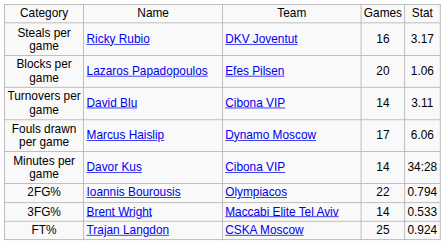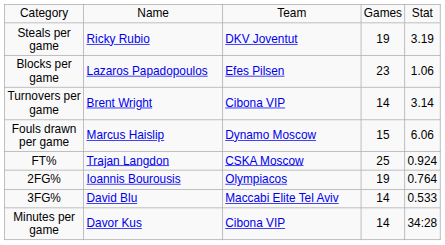(383, 39) 16 -> (383, 39) 19
(422, 39) 3.17 -> (422, 39) 3.19
(383, 71) 20 -> (383, 71) 23
(112, 103) David Blu -> (119, 103) Brent Wright
(422, 103) 3.11 -> (422, 103) 3.14
(383, 135) 17 -> (383, 135) 15
rows swapped: (44, 167) <-> (44, 230)
(383, 193) 22 -> (383, 179) 19
(422, 193) 0.794 -> (422, 179) 0.764
(119, 211) Brent Wright -> (112, 198) David Blu
